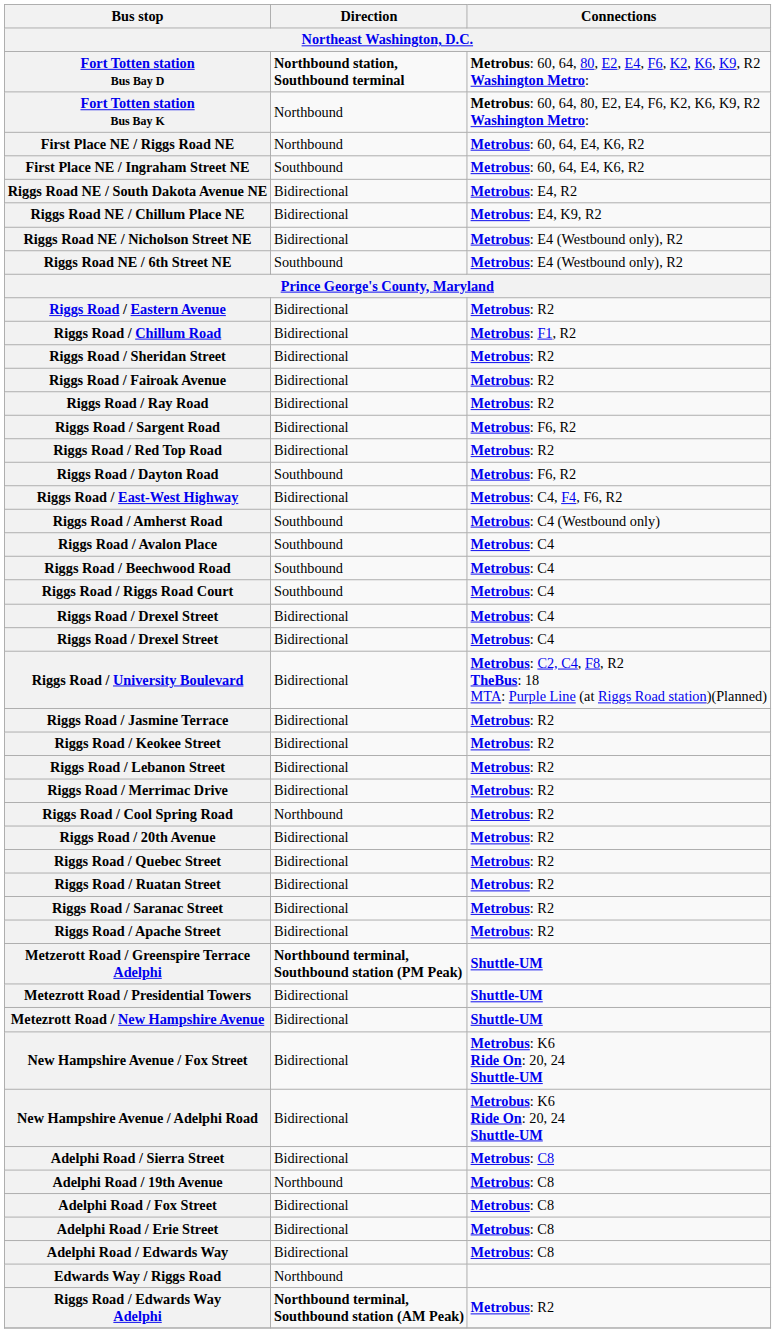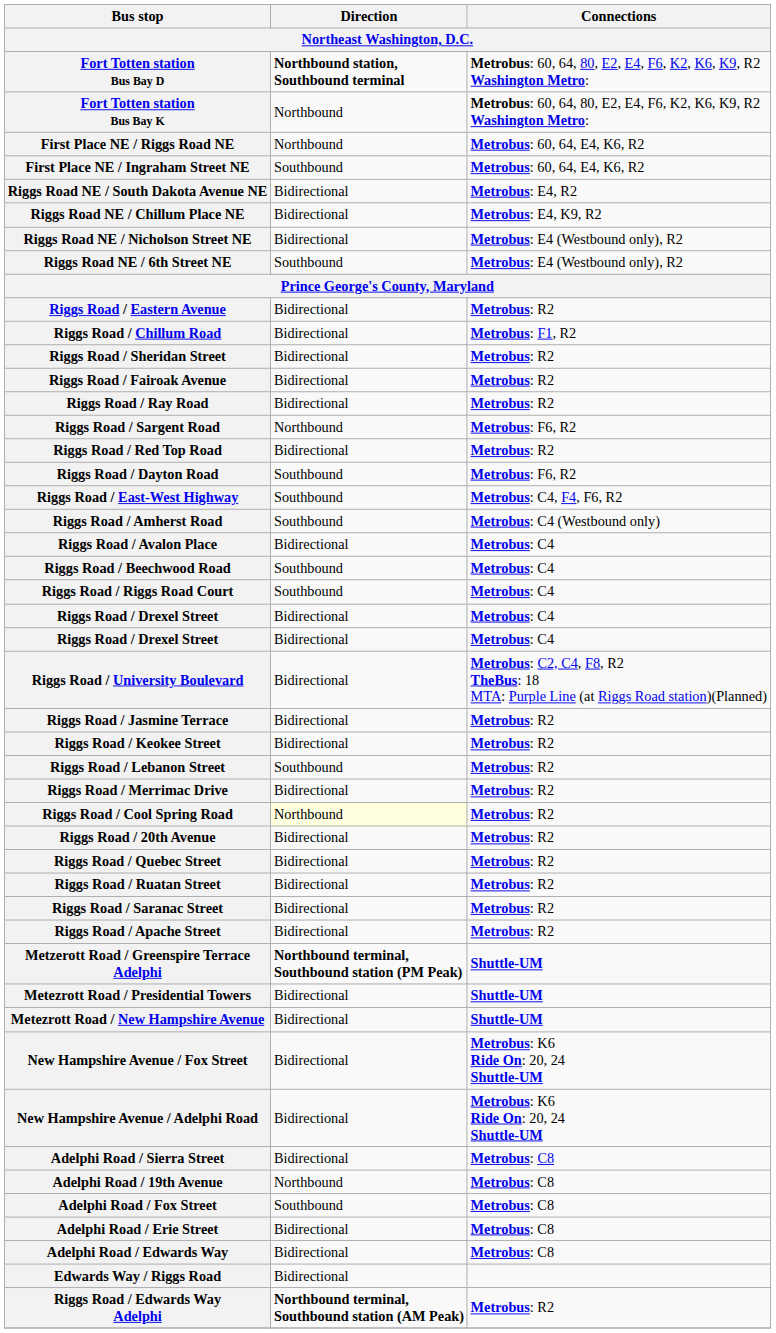(311, 427) Bidirectional -> (308, 427) Northbound
(311, 497) Bidirectional -> (308, 497) Southbound
(308, 545) Southbound -> (311, 545) Bidirectional
(311, 767) Bidirectional -> (308, 767) Southbound
(308, 814) no background -> (308, 814) lightyellow background
(311, 1205) Bidirectional -> (308, 1205) Southbound
(308, 1276) Northbound -> (311, 1276) Bidirectional
